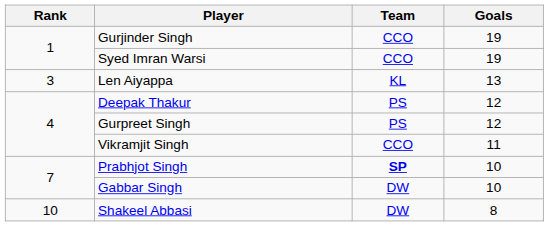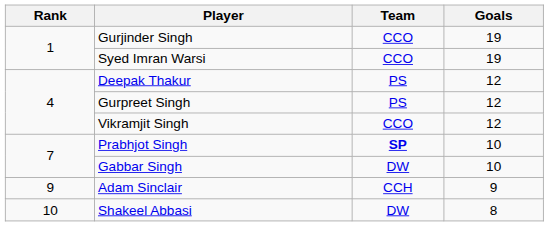- row: (135, 80)
(494, 145) 11 -> (494, 123) 12
+ row: (140, 188)
